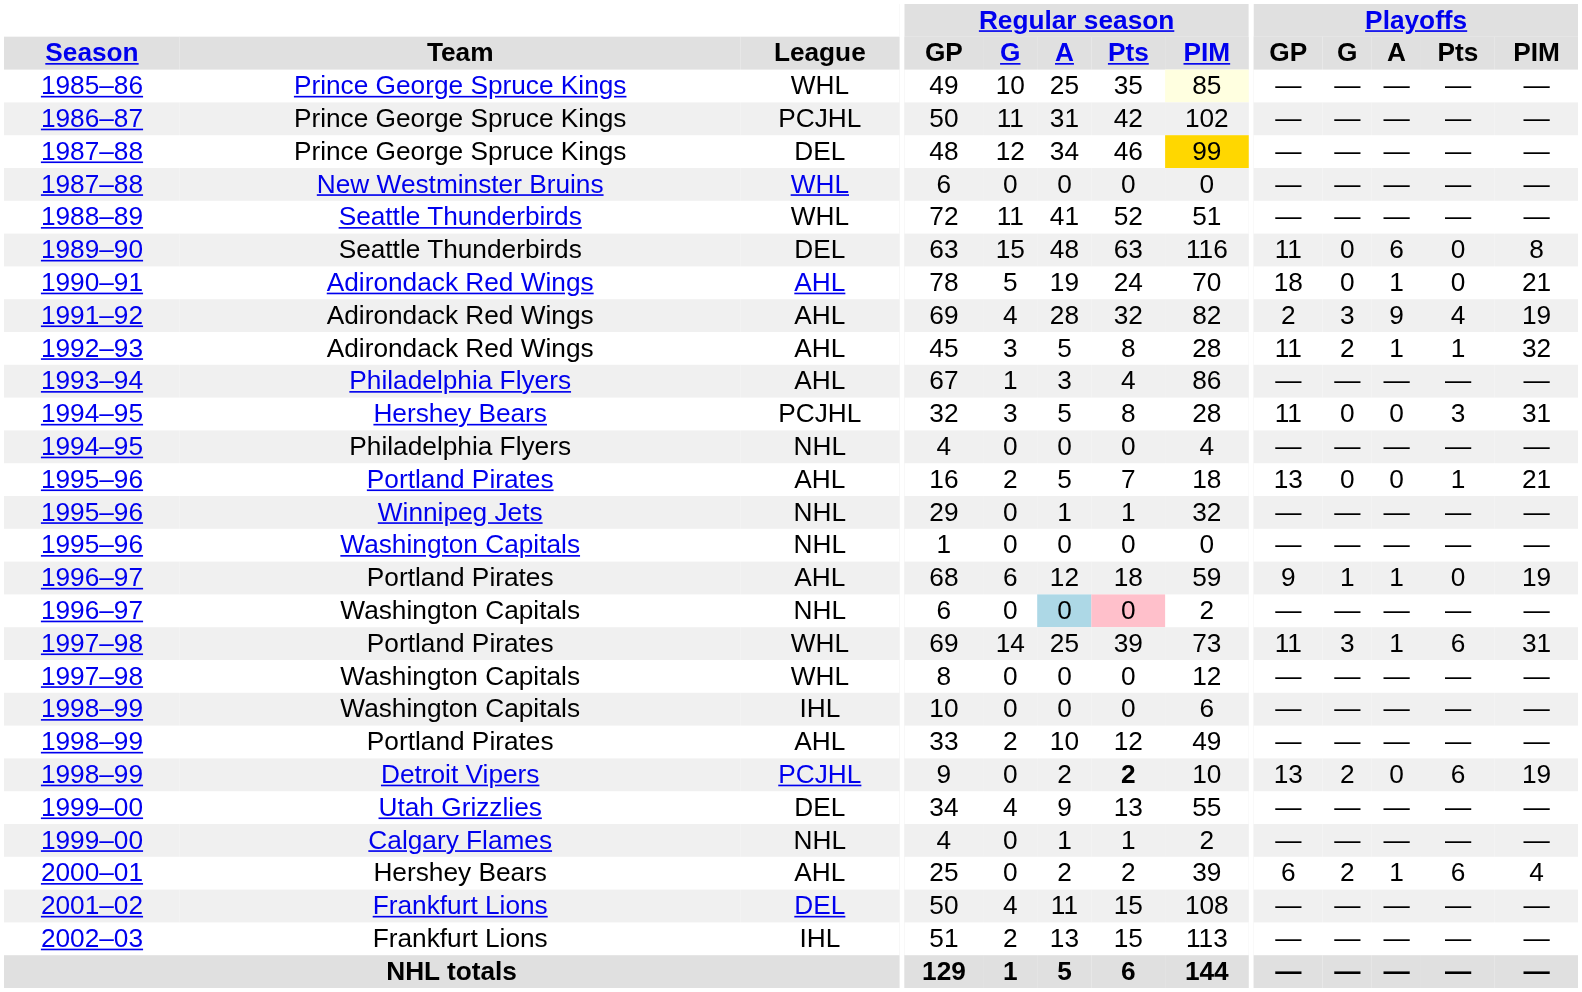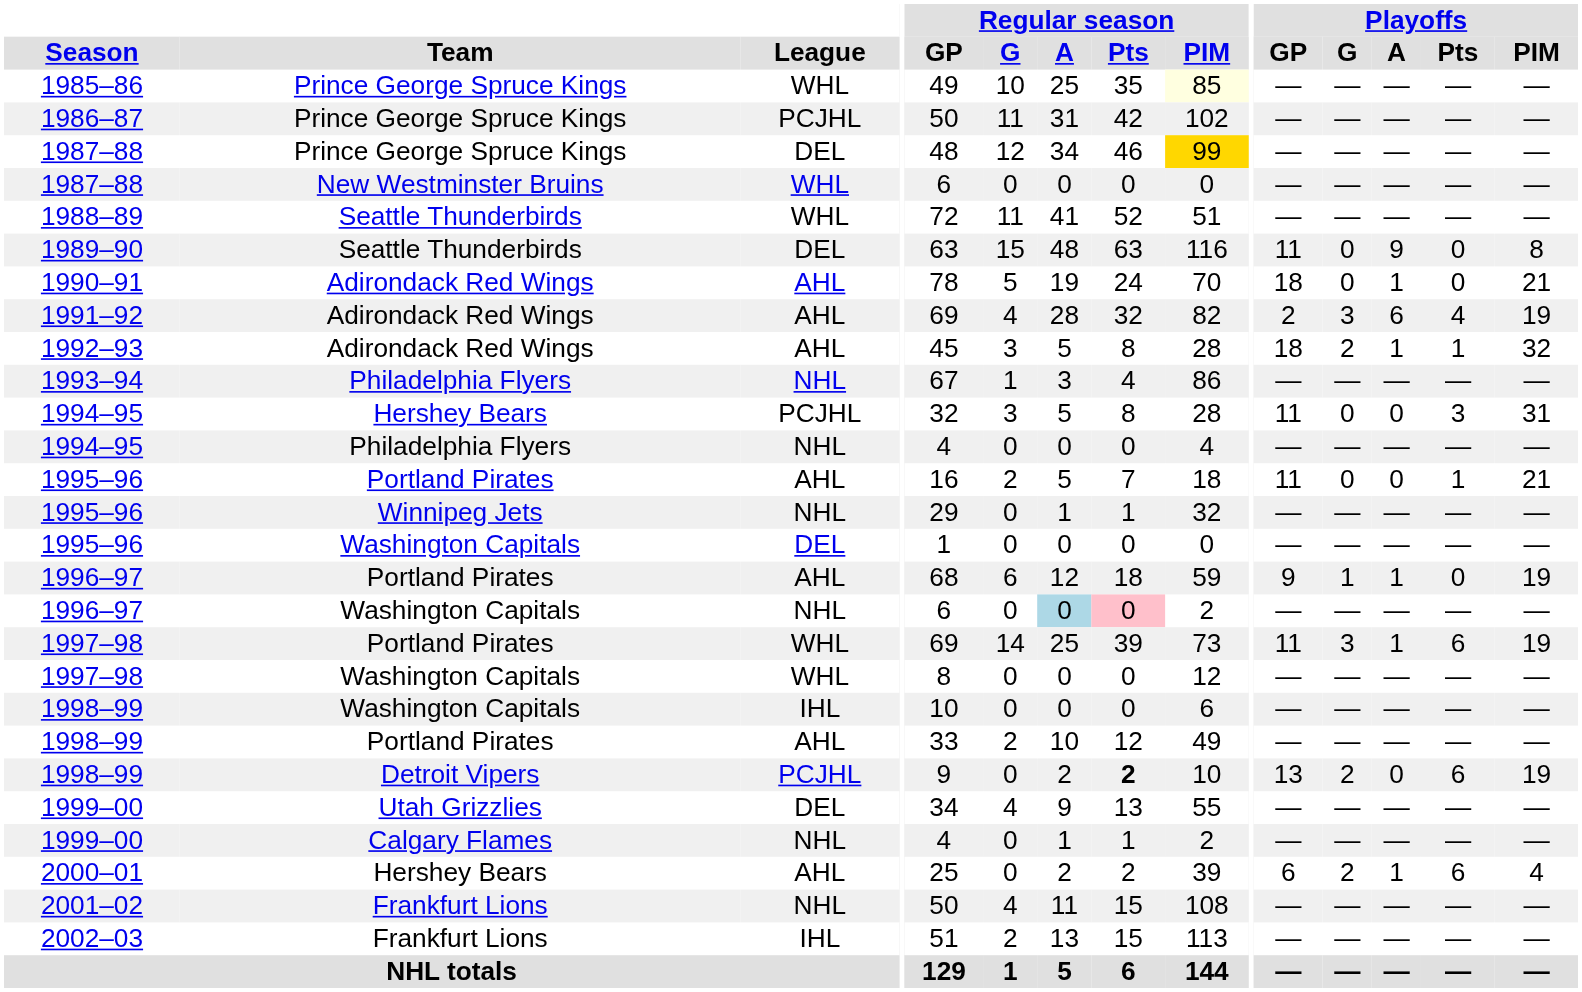(1397, 249) 6 -> (1397, 249) 9
(1397, 315) 9 -> (1397, 315) 6
(1288, 348) 11 -> (1288, 348) 18
(820, 380) AHL -> (820, 380) NHL
(1288, 479) 13 -> (1288, 479) 11
(820, 544) NHL -> (820, 544) DEL
(1537, 643) 31 -> (1537, 643) 19
(820, 905) DEL -> (820, 905) NHL
